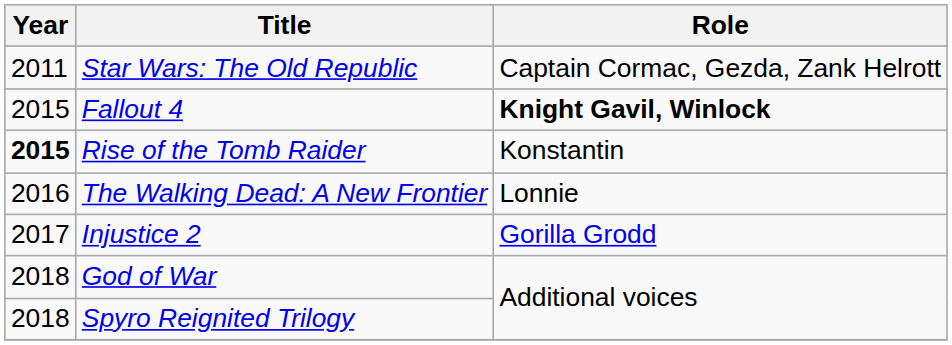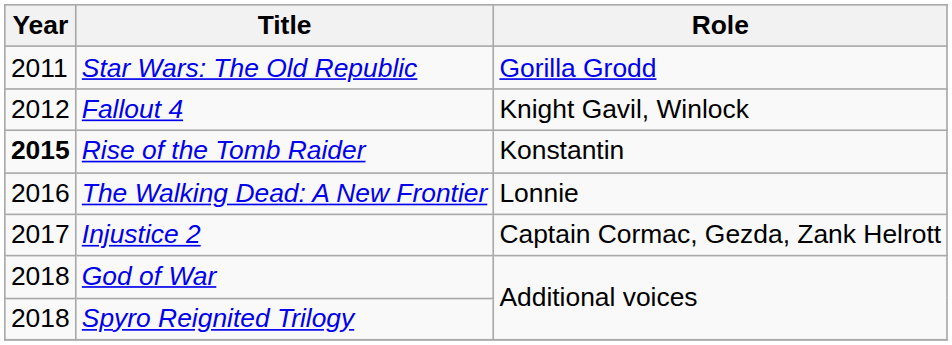(720, 67) Captain Cormac, Gezda, Zank Helrott -> (578, 67) Gorilla Grodd
(40, 109) 2015 -> (40, 109) 2012
(635, 109) bold -> (624, 109) normal
(578, 234) Gorilla Grodd -> (720, 234) Captain Cormac, Gezda, Zank Helrott
